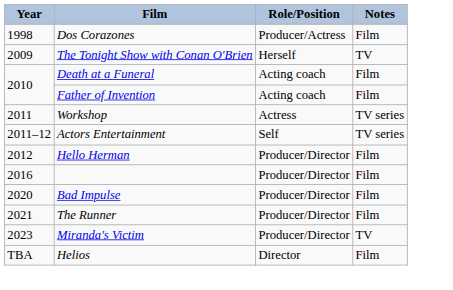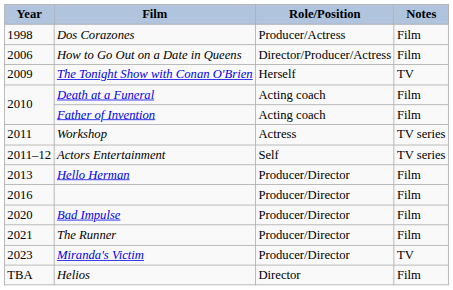+ row: (149, 54)
(20, 154) 2012 -> (20, 174) 2013
